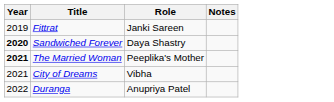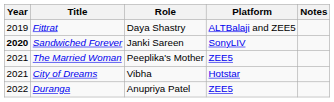+ column: (252, 12)
(155, 27) Janki Sareen -> (156, 27) Daya Shastry
(156, 43) Daya Shastry -> (155, 43) Janki Sareen
(17, 58) bold -> (17, 58) normal
